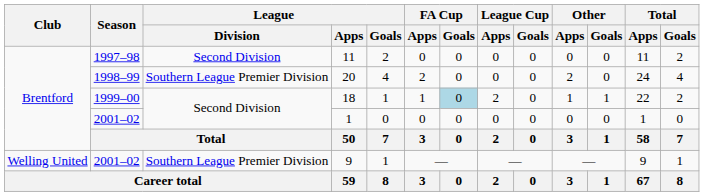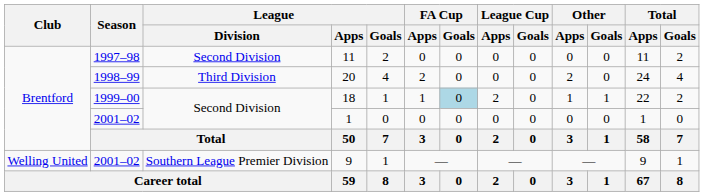(237, 77) Southern League Premier Division -> (237, 77) Third Division
